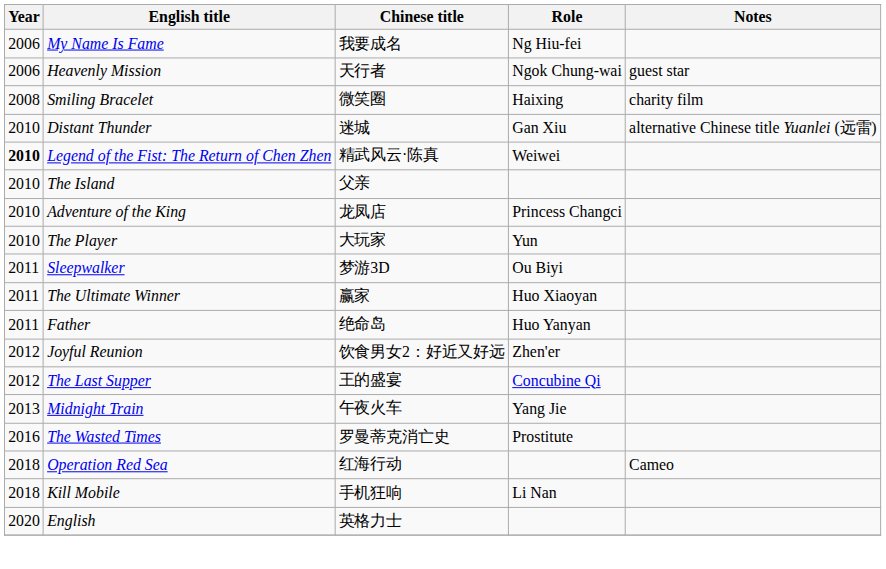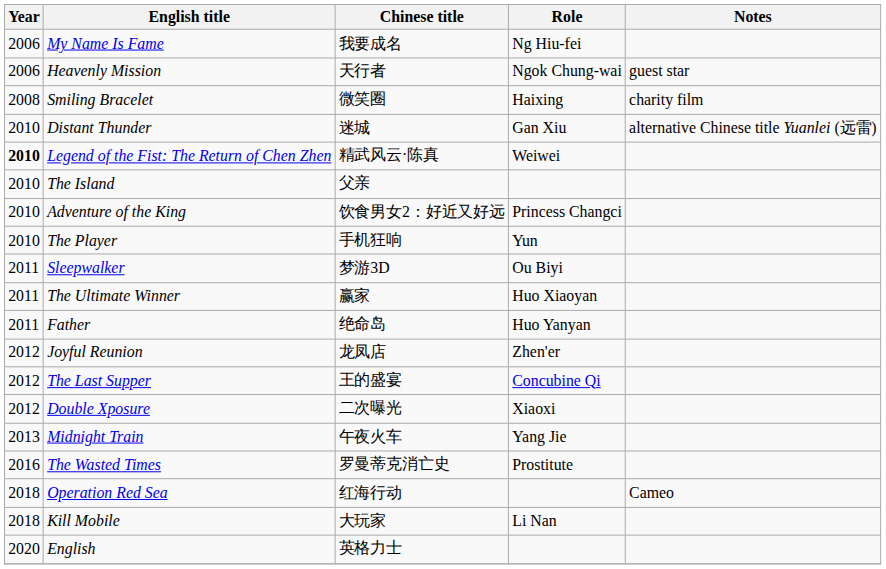(362, 211) 龙凤店 -> (422, 211) 饮食男女2：好近又好远
(362, 239) 大玩家 -> (370, 239) 手机狂响
(422, 352) 饮食男女2：好近又好远 -> (362, 352) 龙凤店
+ row: (99, 408)
(370, 492) 手机狂响 -> (362, 520) 大玩家
